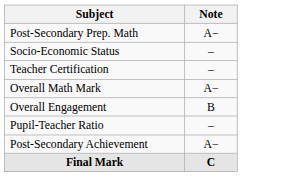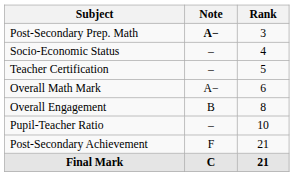+ column: (263, 14)
(211, 32) normal -> (211, 32) bold
(211, 144) A− -> (211, 144) F
